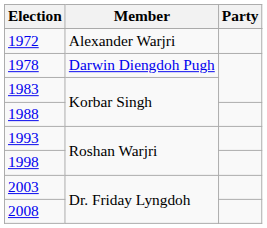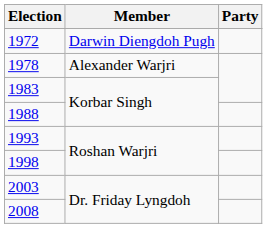(122, 41) Alexander Warjri -> (142, 41) Darwin Diengdoh Pugh
(142, 65) Darwin Diengdoh Pugh -> (122, 65) Alexander Warjri
